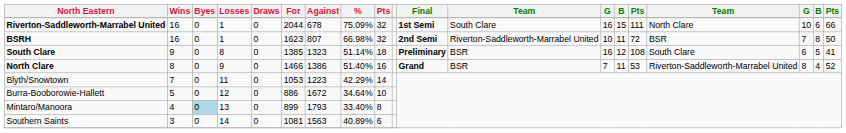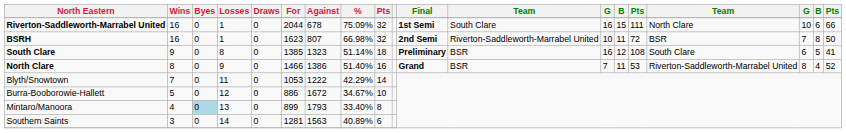(317, 79) 1223 -> (317, 79) 1222
(358, 93) 34.64% -> (358, 93) 34.67%
(293, 121) 1081 -> (293, 121) 1281
